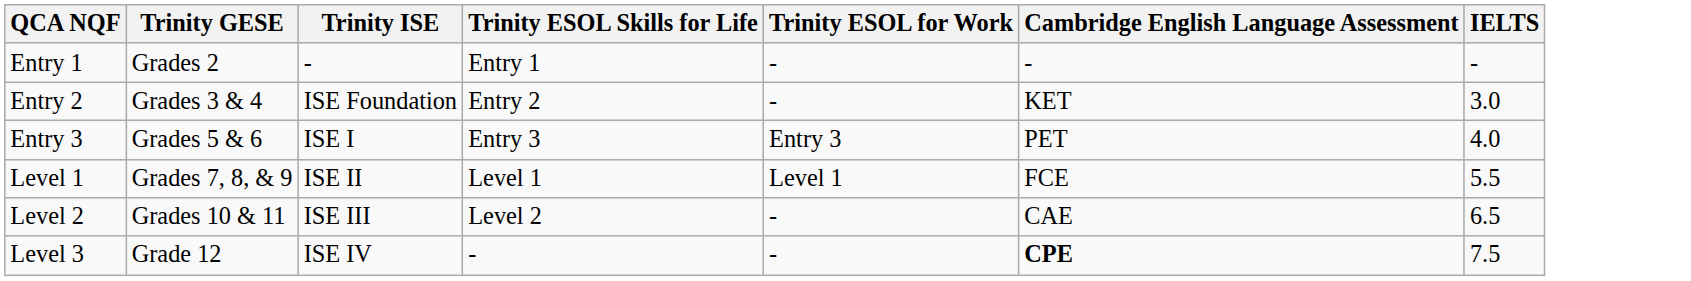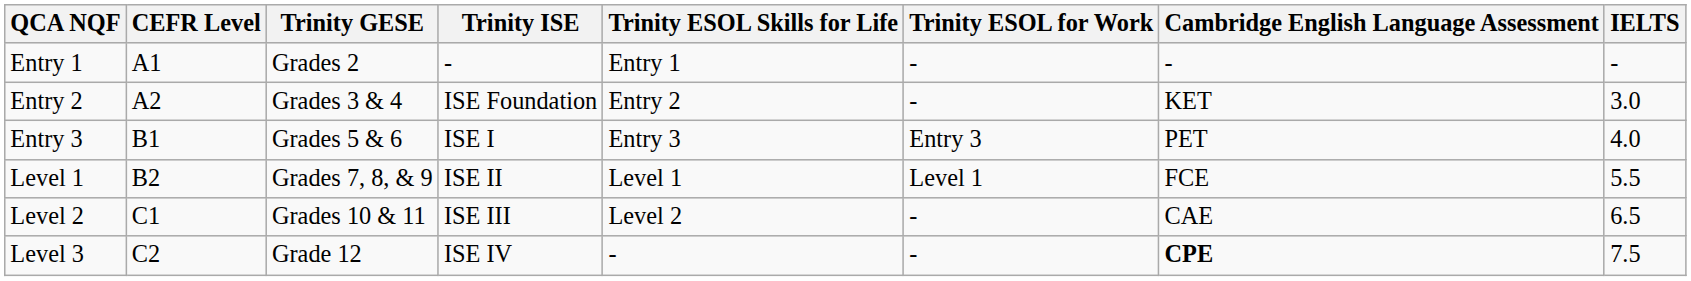+ column: (196, 23)
